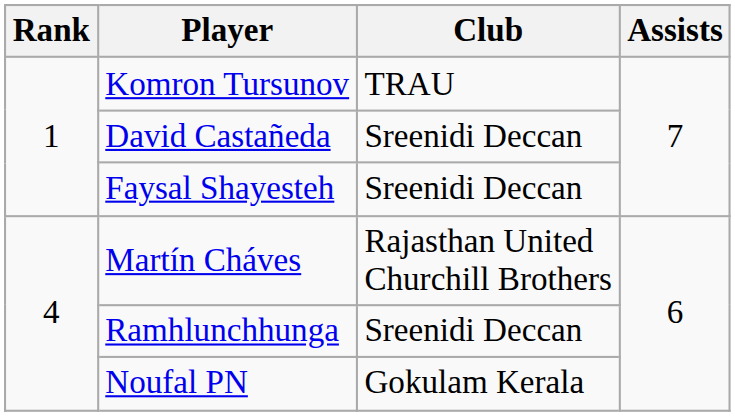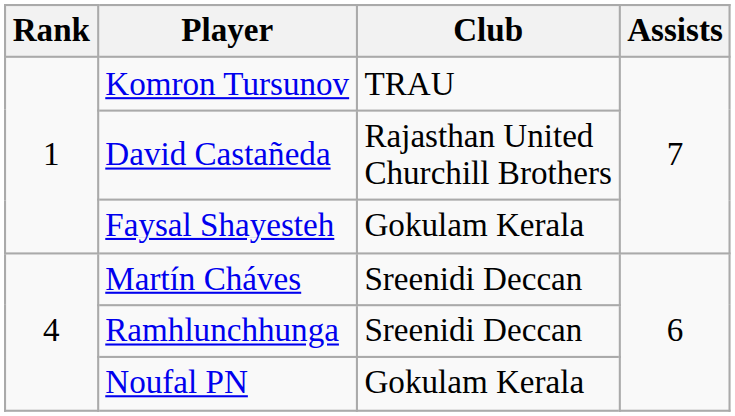(473, 135) Sreenidi Deccan -> (488, 154) Rajasthan United Churchill Brothers
(473, 188) Sreenidi Deccan -> (474, 225) Gokulam Kerala
(488, 259) Rajasthan United Churchill Brothers -> (473, 278) Sreenidi Deccan
